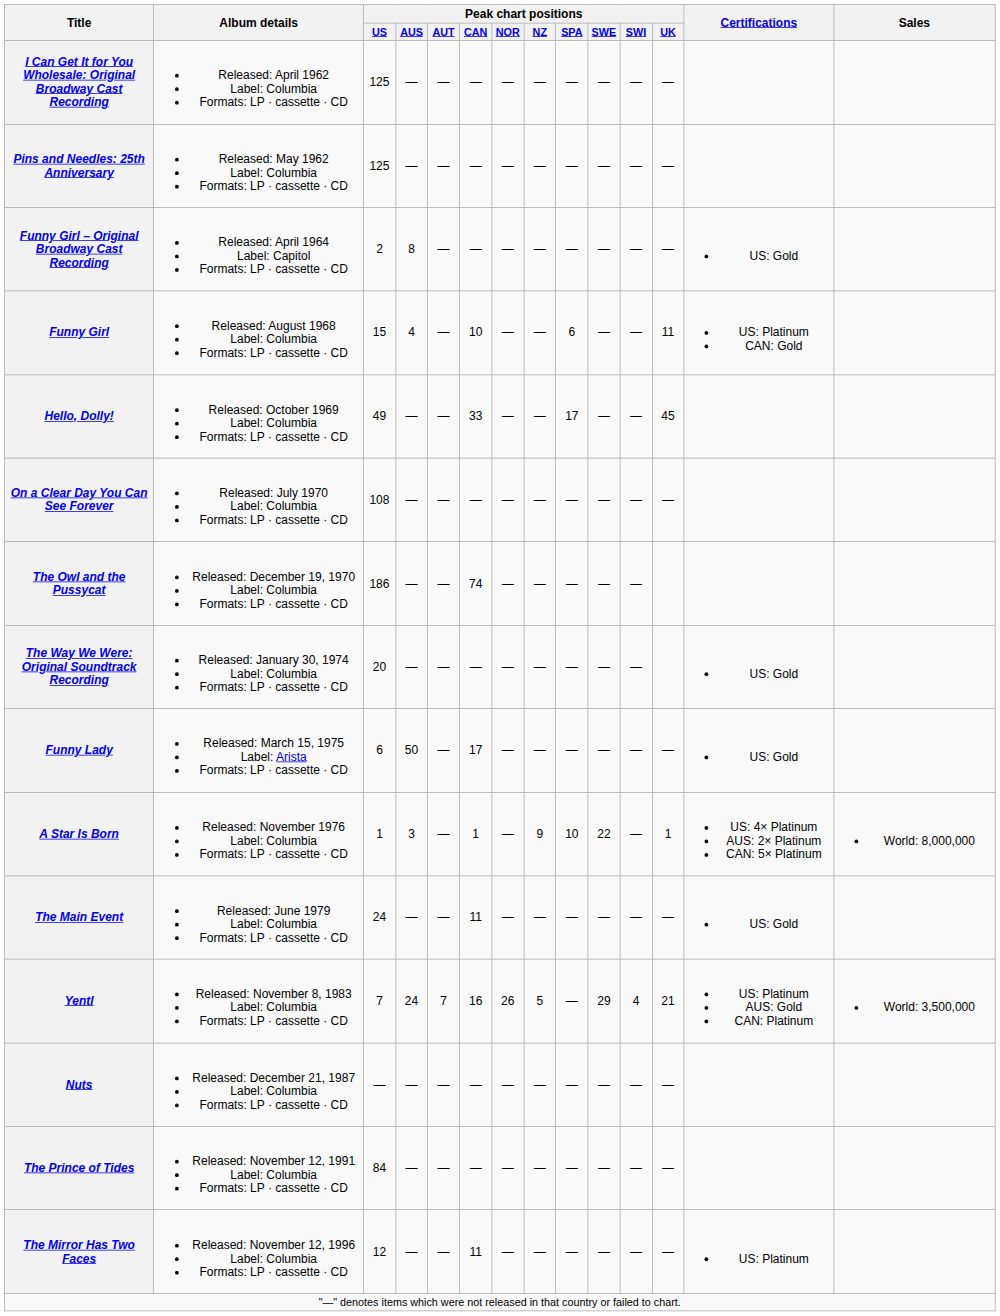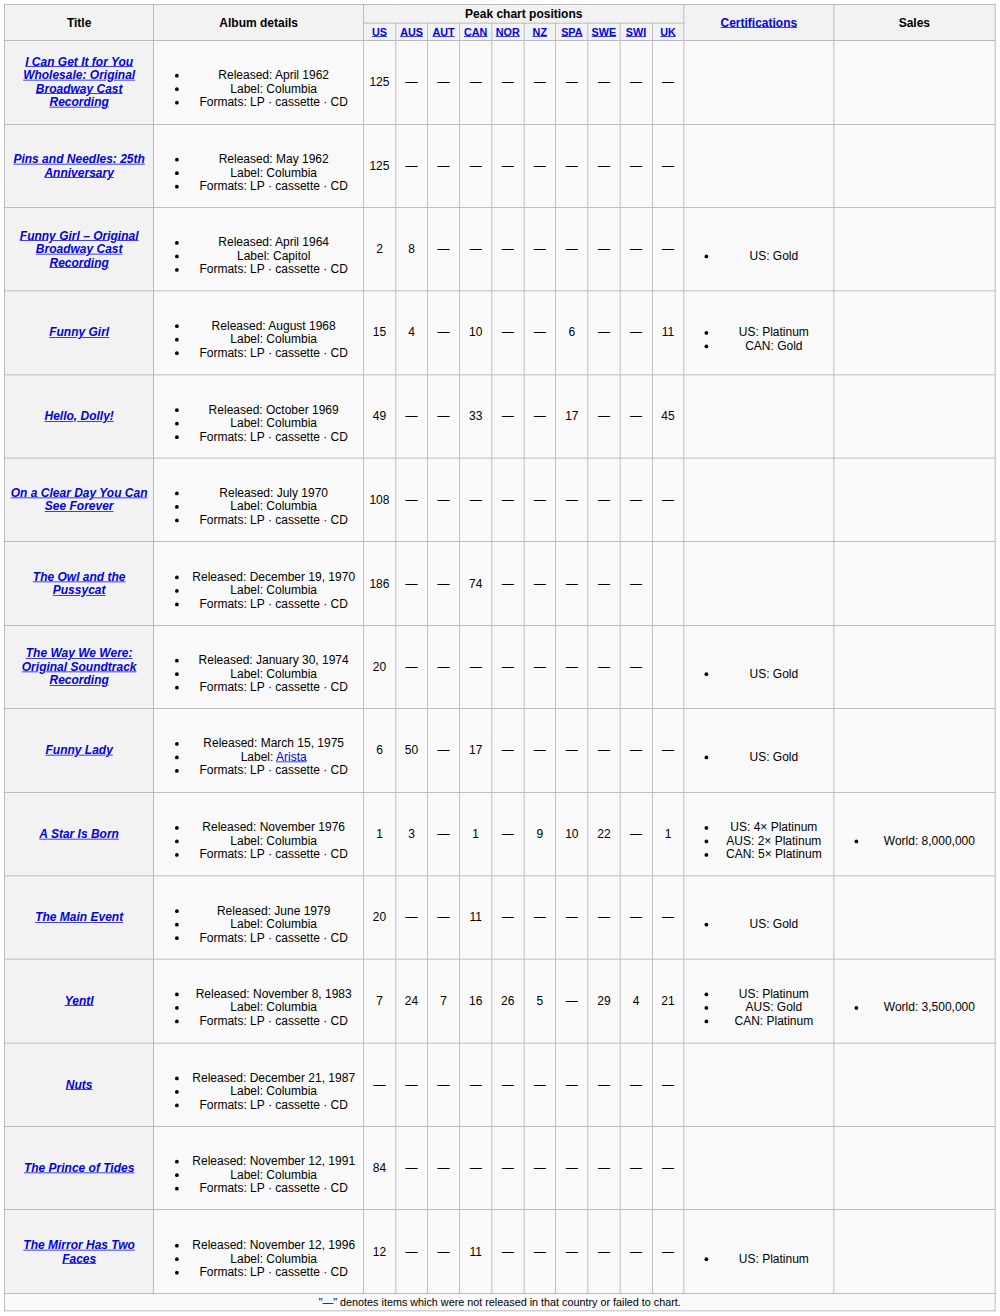(379, 917) 24 -> (379, 917) 20
